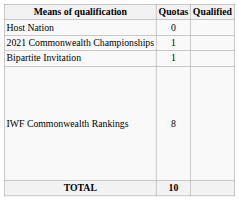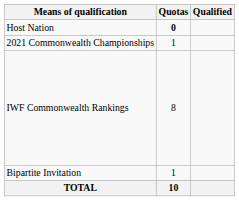(173, 27) normal -> (173, 27) bold
rows swapped: (68, 123) <-> (44, 58)
